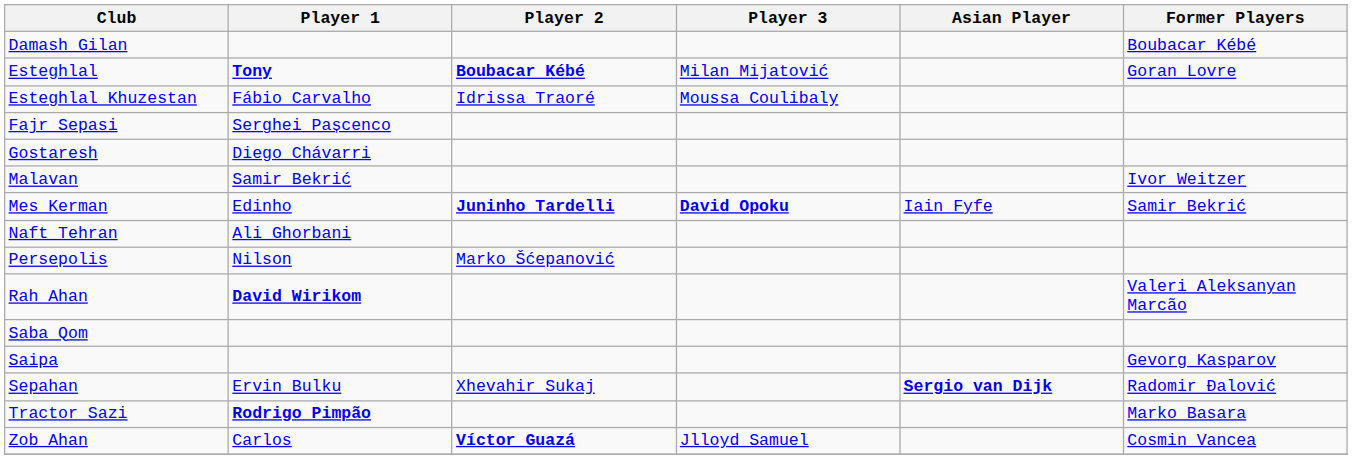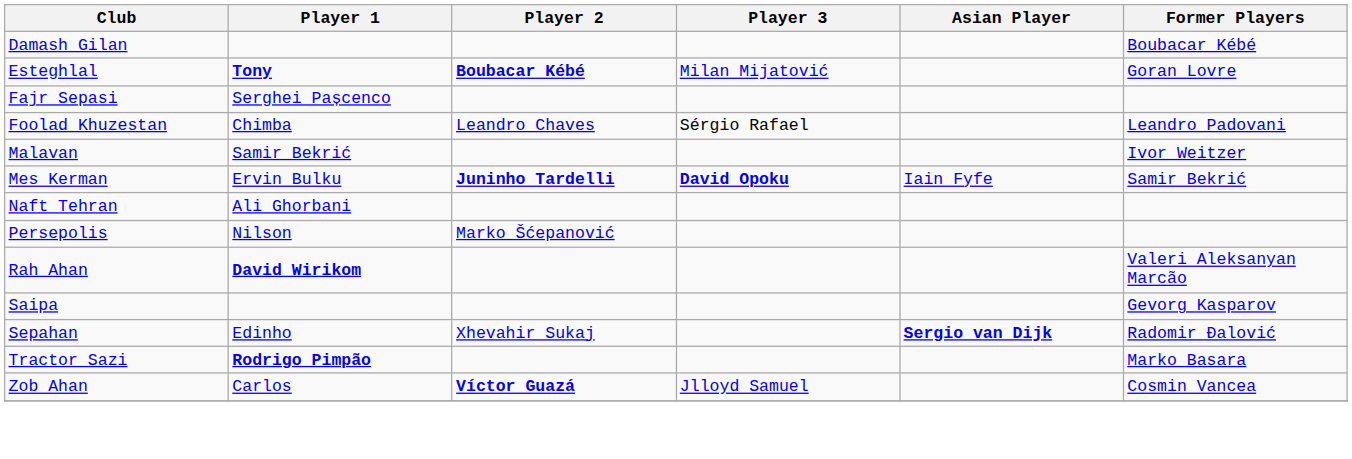- row: (103, 99)
+ row: (88, 126)
- row: (53, 153)
(262, 206) Edinho -> (287, 180) Ervin Bulku
- row: (48, 333)
(287, 387) Ervin Bulku -> (262, 333) Edinho
